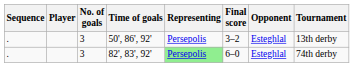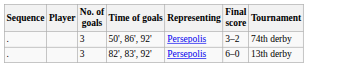- column: (271, 18)
(316, 39) 13th derby -> (271, 39) 74th derby
(187, 55) lightgreen background -> (187, 55) no background
(316, 55) 74th derby -> (271, 55) 13th derby
